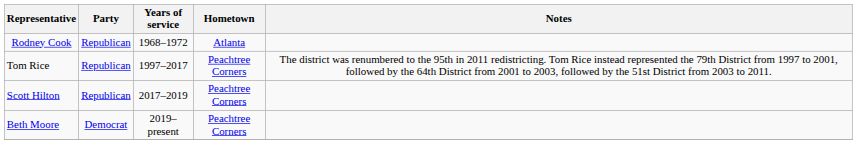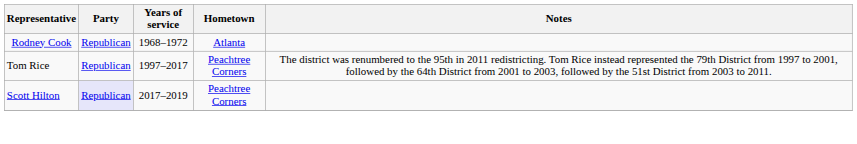(106, 95) no background -> (106, 95) lavender background
- row: (33, 124)
